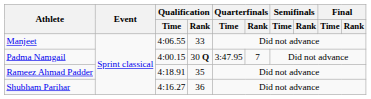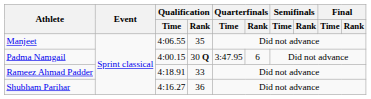(200, 42) 33 -> (200, 42) 35
(258, 57) 7 -> (258, 57) 6
(200, 72) 35 -> (200, 72) 33
